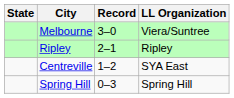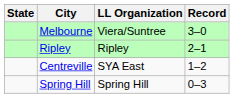columns swapped: (184, 13) <-> (117, 13)
